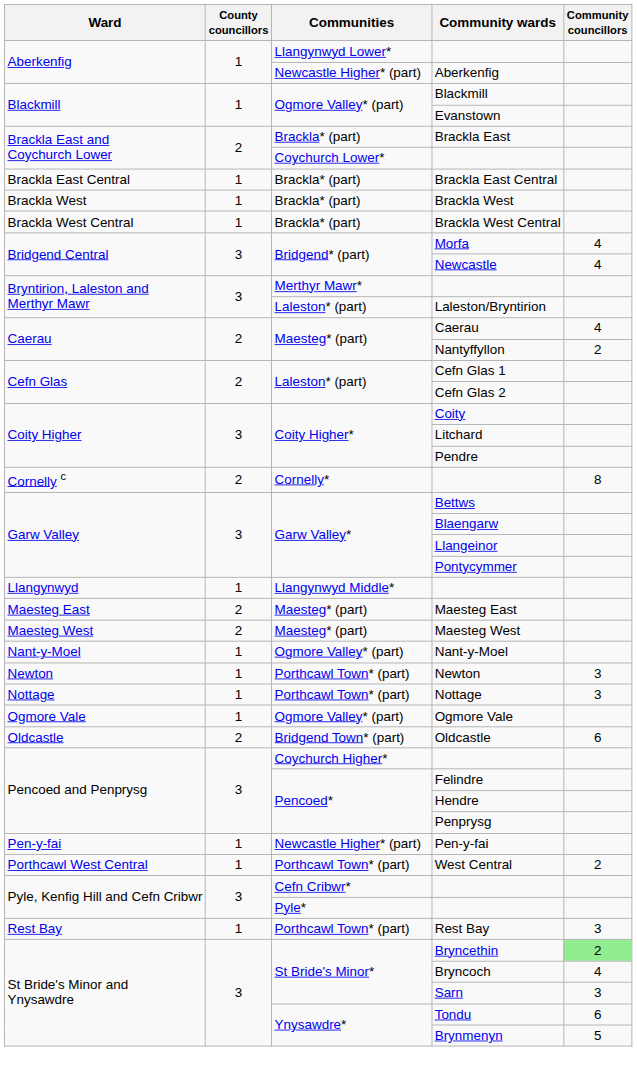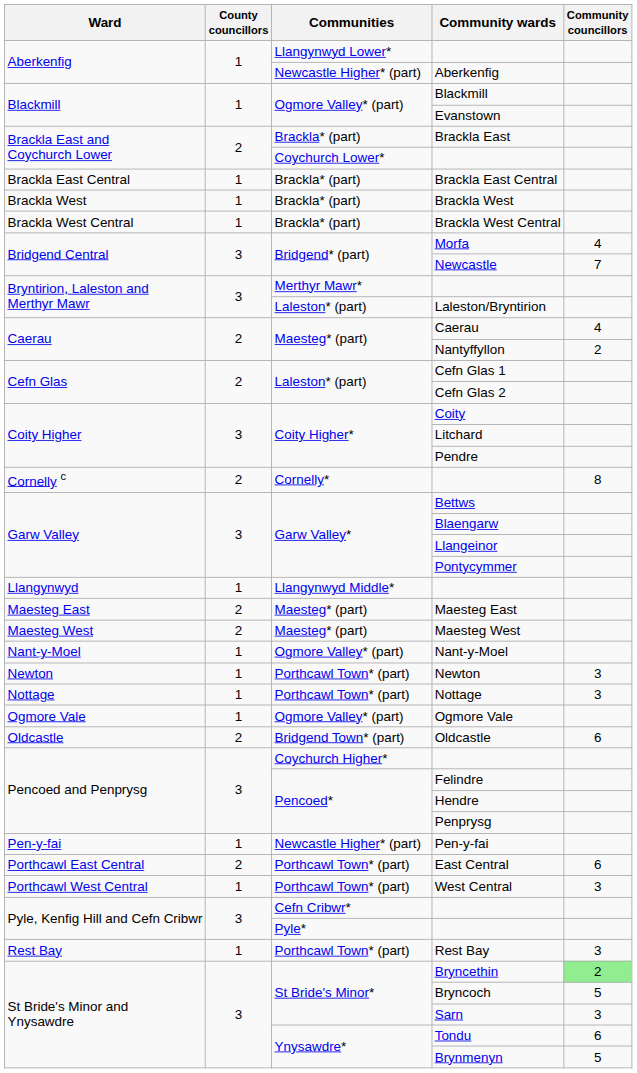(598, 264) 4 -> (598, 264) 7
+ row: (342, 865)
(598, 865) 2 -> (598, 886) 3
(598, 971) 4 -> (598, 993) 5
